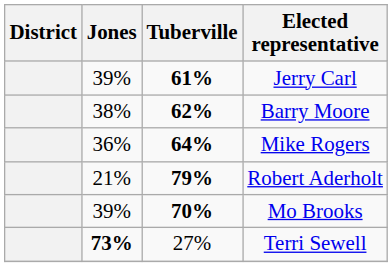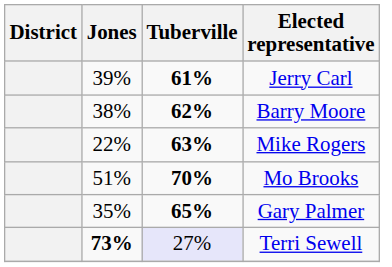(112, 144) 36% -> (112, 144) 22%
(192, 144) 64% -> (192, 144) 63%
- row: (315, 177)
(112, 210) 39% -> (112, 177) 51%
+ row: (311, 210)
(192, 244) no background -> (192, 244) lavender background
